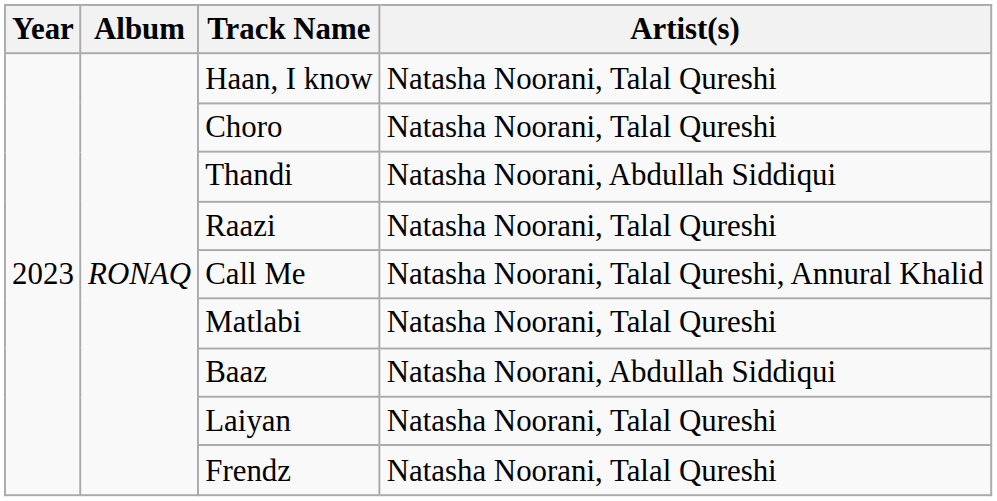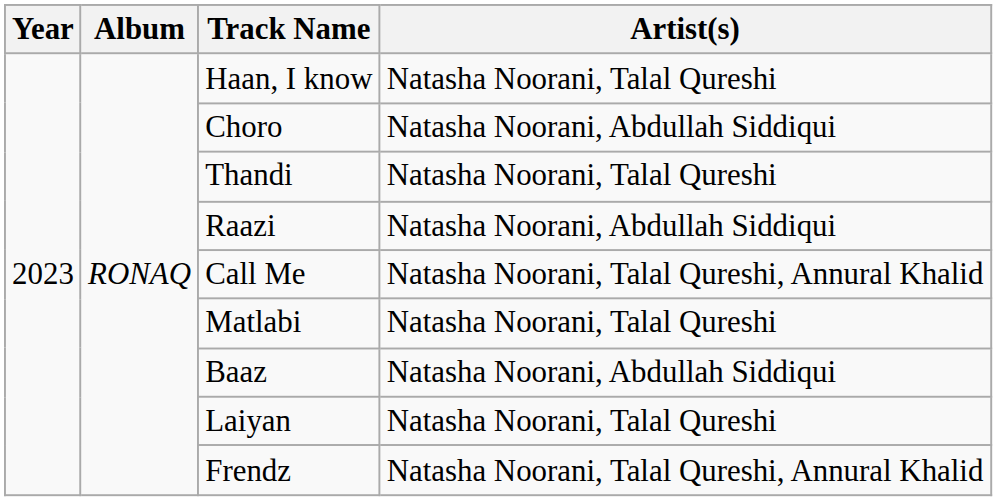(582, 126) Natasha Noorani, Talal Qureshi -> (611, 126) Natasha Noorani, Abdullah Siddiqui
(611, 175) Natasha Noorani, Abdullah Siddiqui -> (582, 175) Natasha Noorani, Talal Qureshi
(582, 224) Natasha Noorani, Talal Qureshi -> (611, 224) Natasha Noorani, Abdullah Siddiqui
(582, 469) Natasha Noorani, Talal Qureshi -> (685, 469) Natasha Noorani, Talal Qureshi, Annural Khalid
